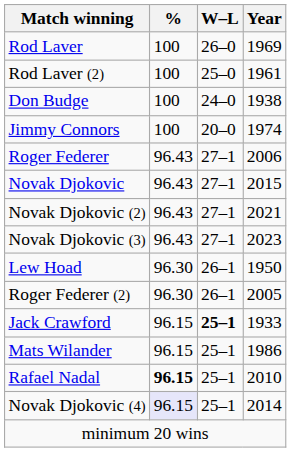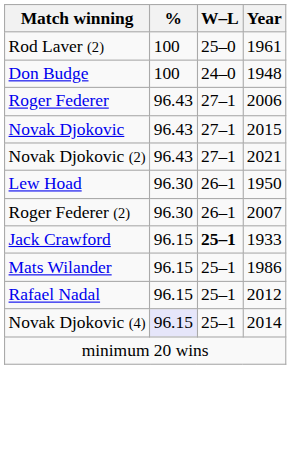- row: (46, 45)
(264, 101) 1938 -> (264, 73) 1948
- row: (64, 128)
- row: (77, 239)
(264, 294) 2005 -> (264, 211) 2007
(173, 377) bold -> (173, 294) normal
(264, 377) 2010 -> (264, 294) 2012
